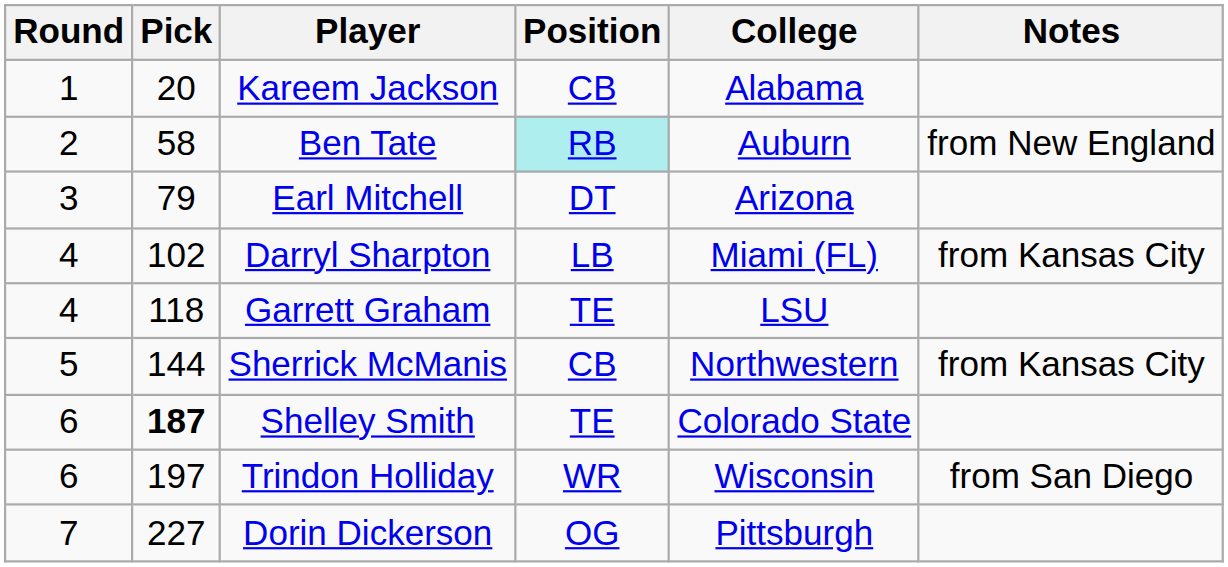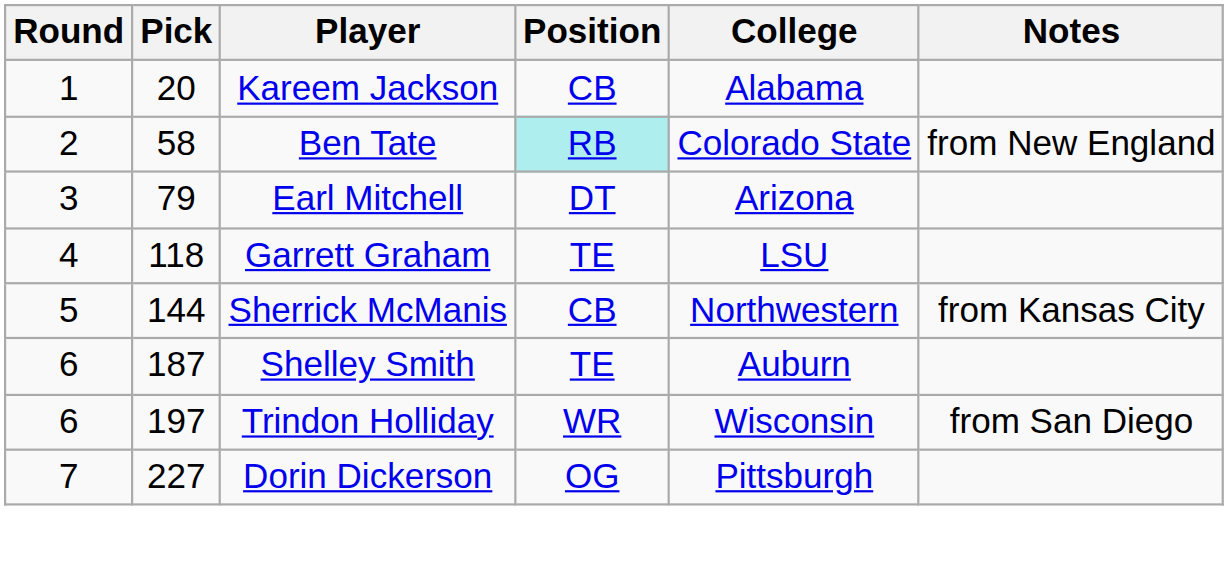(794, 143) Auburn -> (794, 143) Colorado State
- row: (368, 254)
(176, 421) bold -> (176, 365) normal
(794, 421) Colorado State -> (794, 365) Auburn
